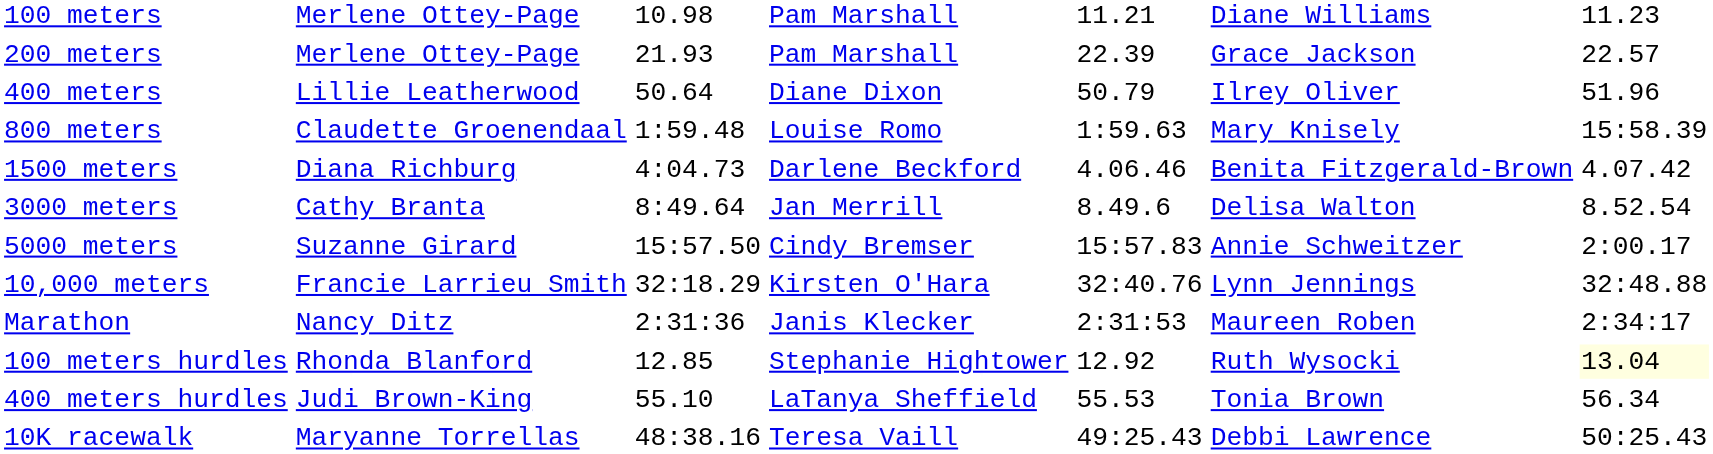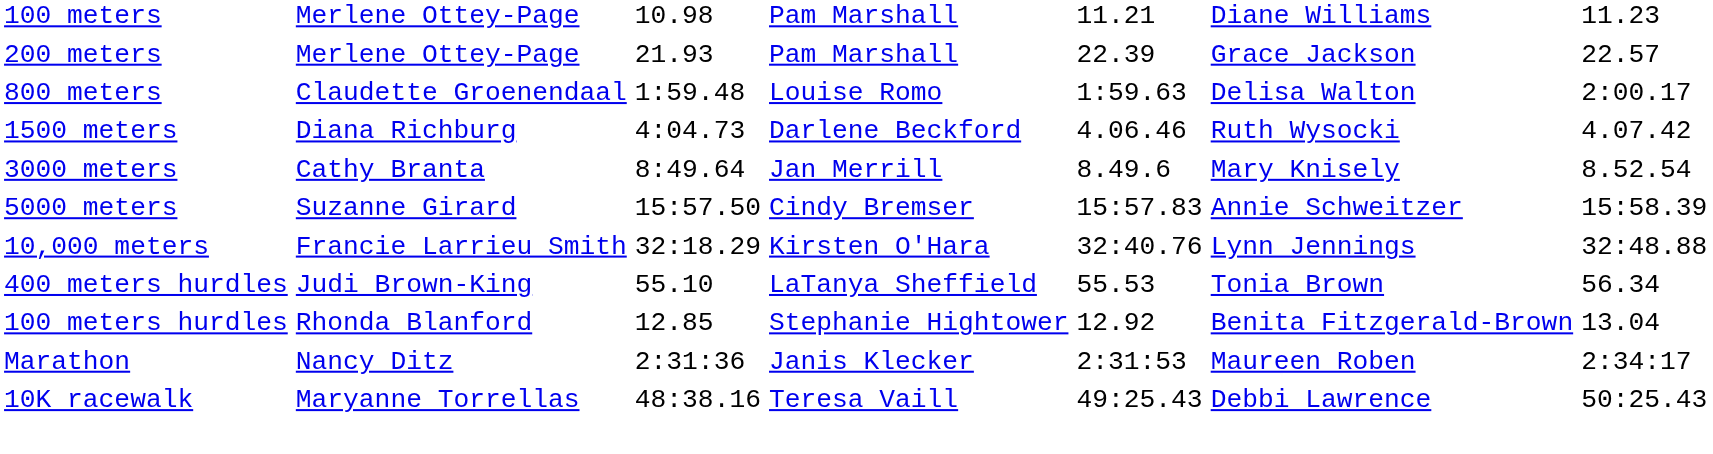- row: (83, 93)
(1305, 131) Mary Knisely -> (1313, 93) Delisa Walton
(1644, 131) 15:58.39 -> (1636, 93) 2:00.17
(1392, 170) Benita Fitzgerald-Brown -> (1305, 131) Ruth Wysocki
(1313, 208) Delisa Walton -> (1305, 170) Mary Knisely
(1636, 246) 2:00.17 -> (1644, 208) 15:58.39
rows swapped: (67, 323) <-> (146, 400)
(1305, 362) Ruth Wysocki -> (1392, 323) Benita Fitzgerald-Brown
(1621, 362) lightyellow background -> (1621, 323) no background
